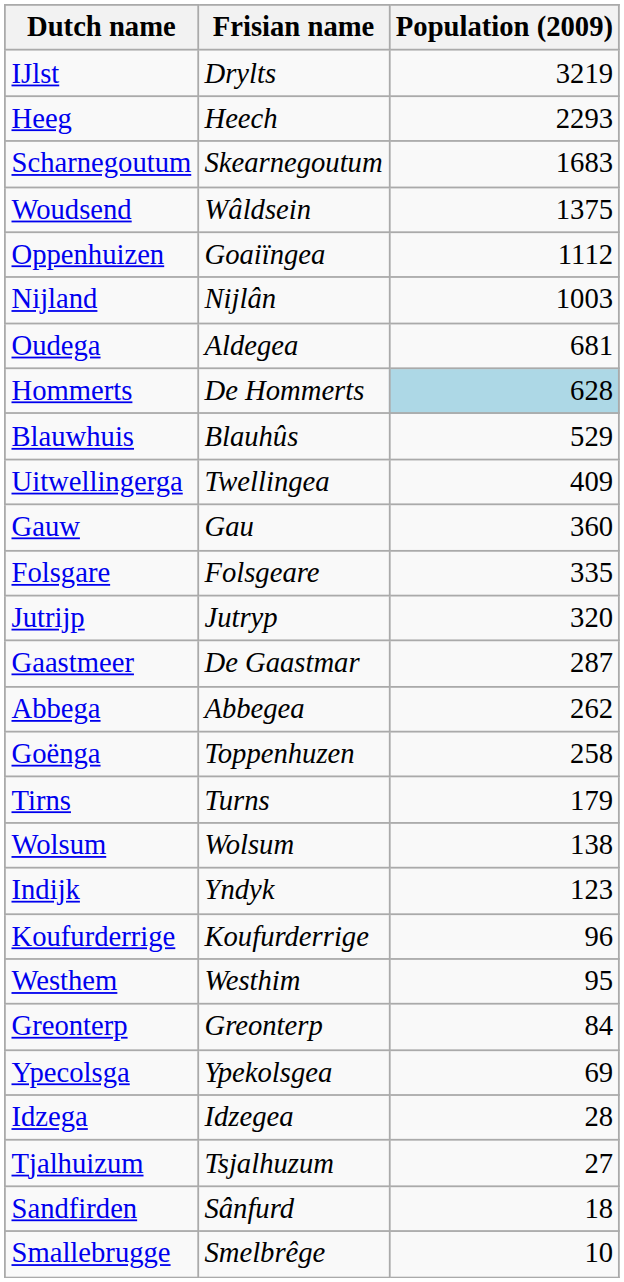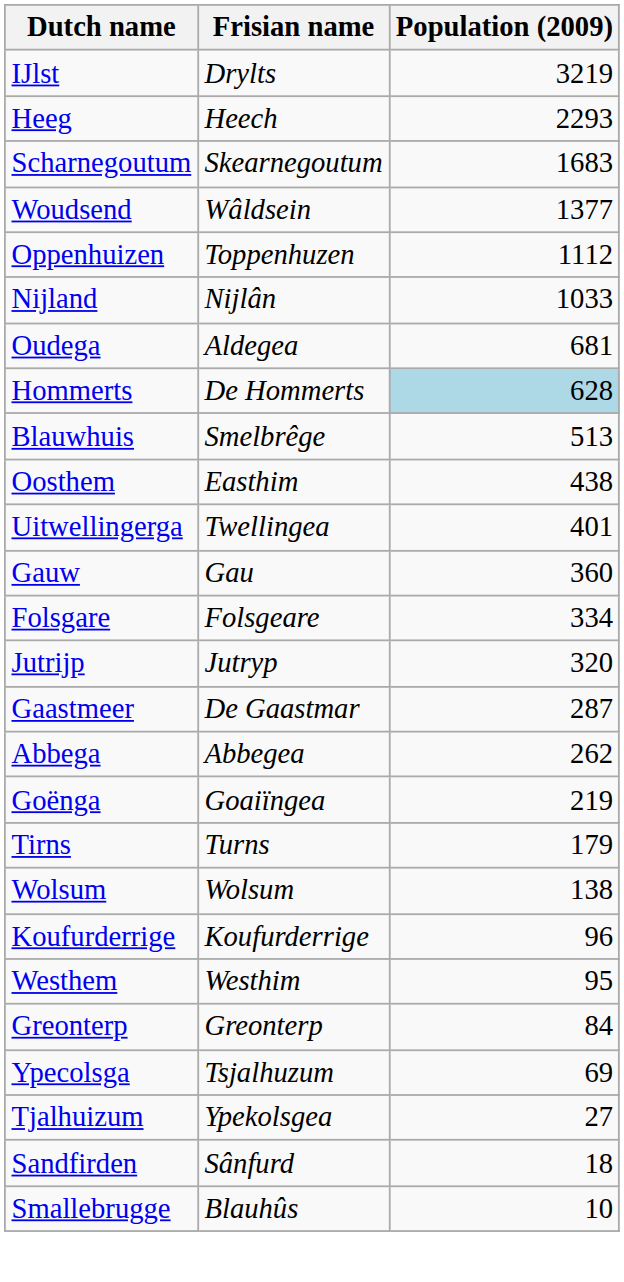(584, 208) 1375 -> (584, 208) 1377
(265, 254) Goaiïngea -> (280, 254) Toppenhuzen
(584, 299) 1003 -> (584, 299) 1033
(251, 436) Blauhûs -> (265, 436) Smelbrêge
(592, 436) 529 -> (592, 436) 513
+ row: (63, 481)
(592, 481) 409 -> (592, 526) 401
(592, 572) 335 -> (592, 617) 334
(280, 753) Toppenhuzen -> (265, 799) Goaiïngea
(592, 753) 258 -> (592, 799) 219
- row: (46, 890)
(268, 1071) Ypekolsgea -> (269, 1071) Tsjalhuzum
- row: (50, 1117)
(269, 1162) Tsjalhuzum -> (268, 1117) Ypekolsgea
(265, 1253) Smelbrêge -> (251, 1208) Blauhûs
